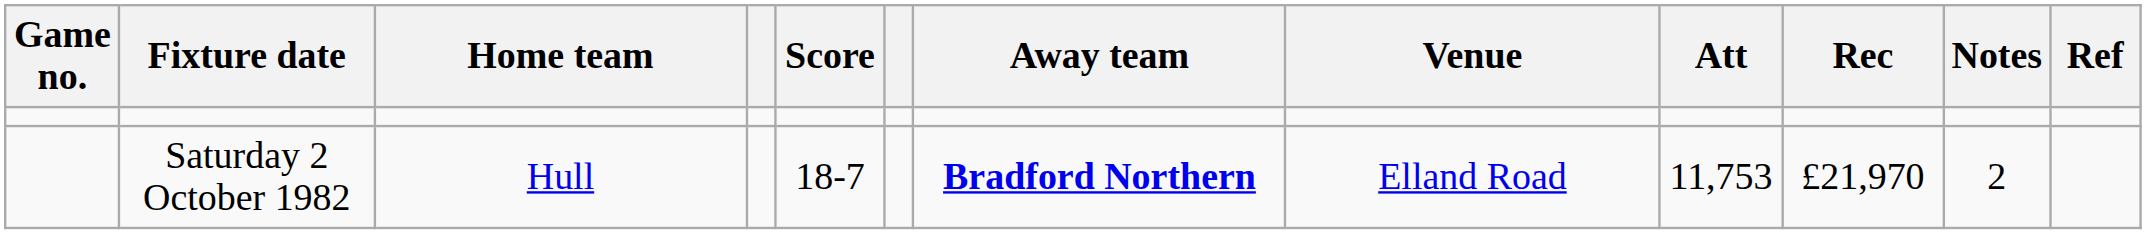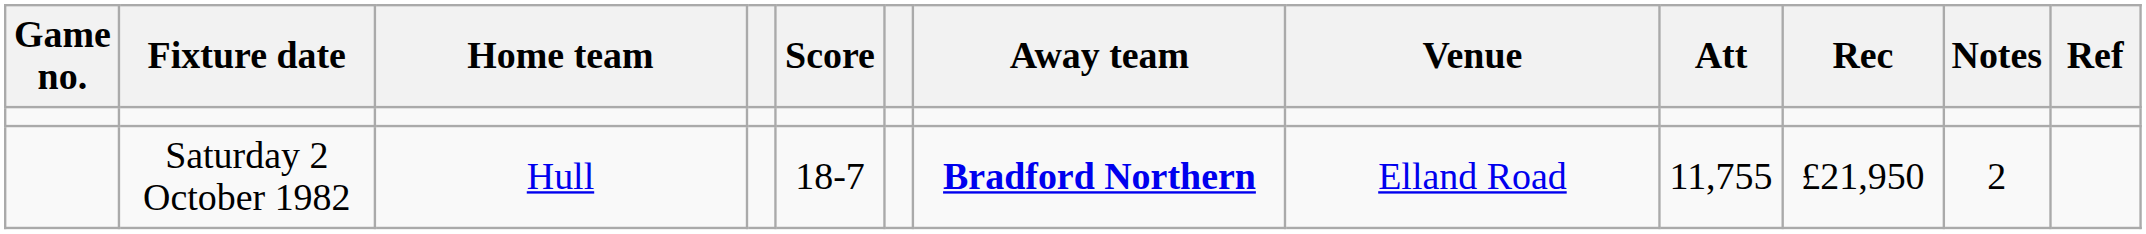(1721, 176) 11,753 -> (1721, 176) 11,755
(1863, 176) £21,970 -> (1863, 176) £21,950
